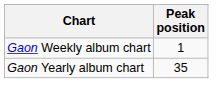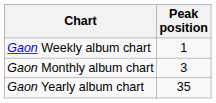+ row: (80, 68)
